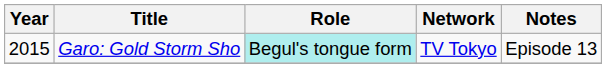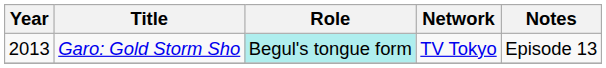(29, 48) 2015 -> (29, 48) 2013
